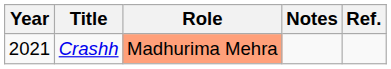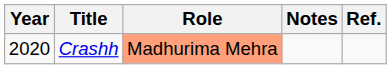(30, 48) 2021 -> (30, 48) 2020
